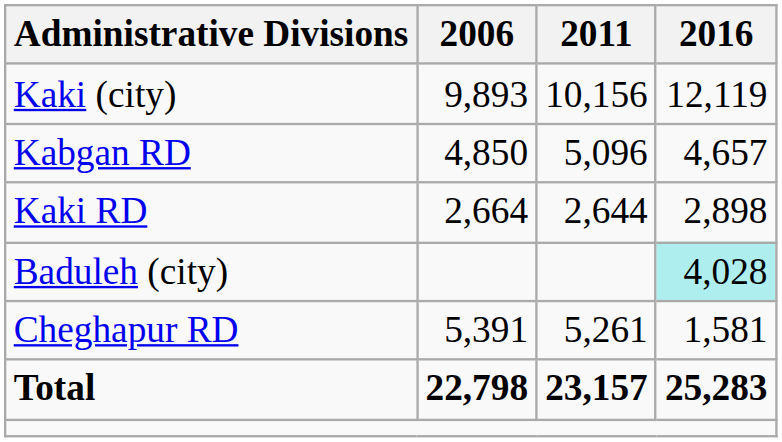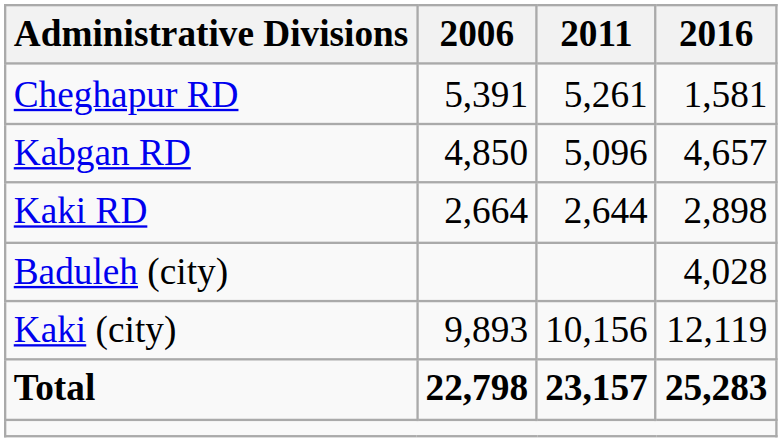rows swapped: (126, 329) <-> (95, 93)
(725, 270) paleturquoise background -> (725, 270) no background
